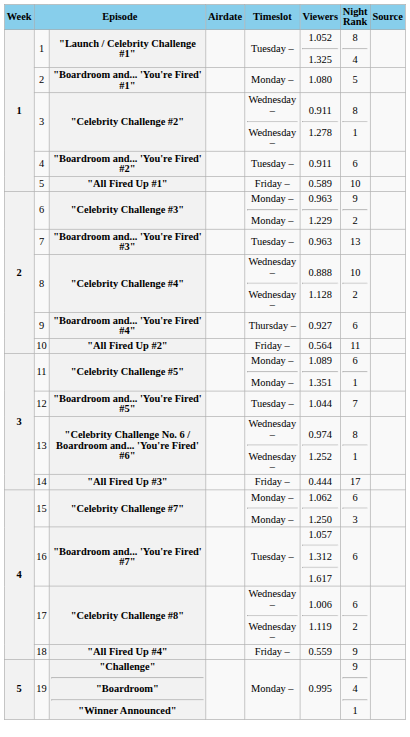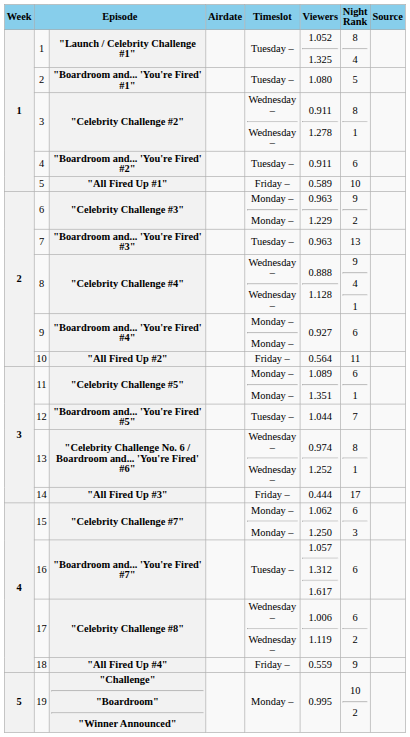(272, 80) Monday – -> (272, 80) Tuesday –
(355, 283) 10 2 -> (355, 284) 9 4 1
(272, 325) Thursday – -> (272, 332) Monday – Monday –
(355, 689) 9 4 1 -> (355, 702) 10 2
